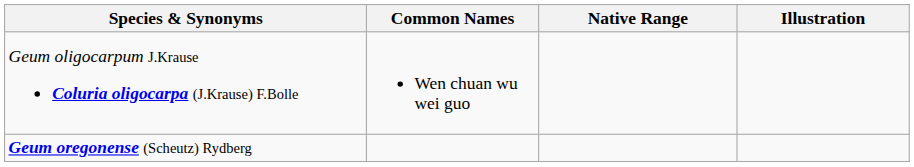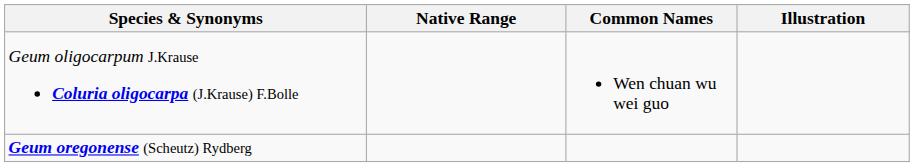columns swapped: (453, 18) <-> (638, 18)
